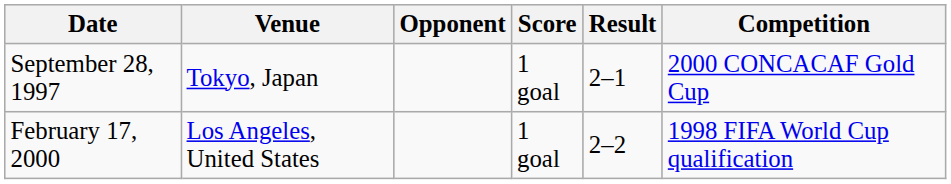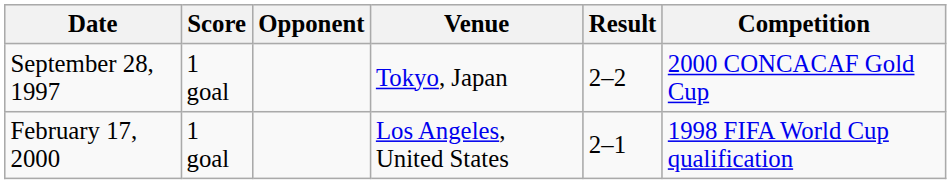columns swapped: (287, 24) <-> (547, 24)
(607, 77) 2–1 -> (607, 77) 2–2
(607, 144) 2–2 -> (607, 144) 2–1
